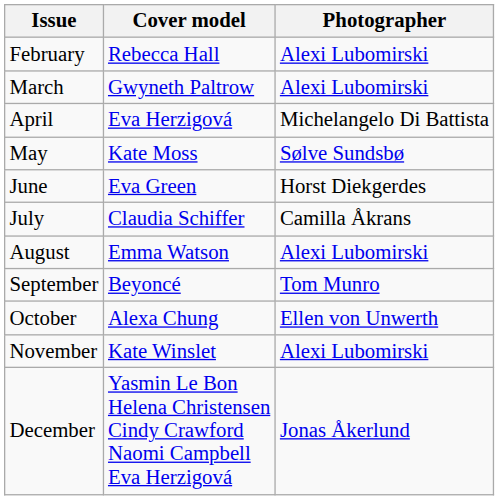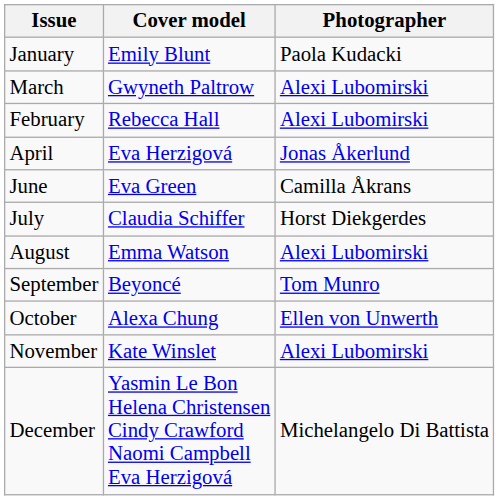+ row: (42, 53)
rows swapped: (47, 53) <-> (37, 86)
(384, 119) Michelangelo Di Battista -> (345, 152) Jonas Åkerlund
- row: (29, 152)
(353, 185) Horst Diekgerdes -> (345, 185) Camilla Åkrans
(345, 218) Camilla Åkrans -> (353, 218) Horst Diekgerdes
(345, 430) Jonas Åkerlund -> (384, 430) Michelangelo Di Battista
